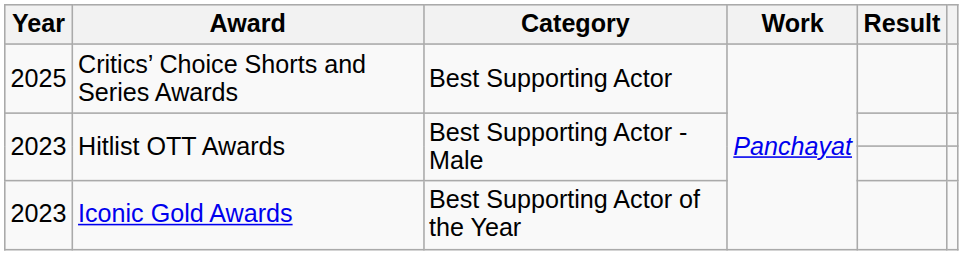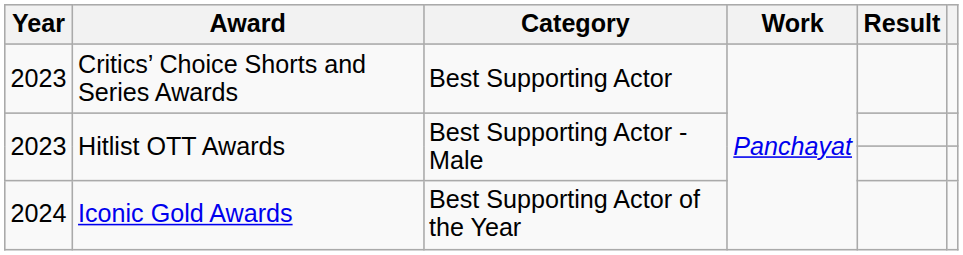(39, 78) 2025 -> (39, 78) 2023
(39, 214) 2023 -> (39, 214) 2024
